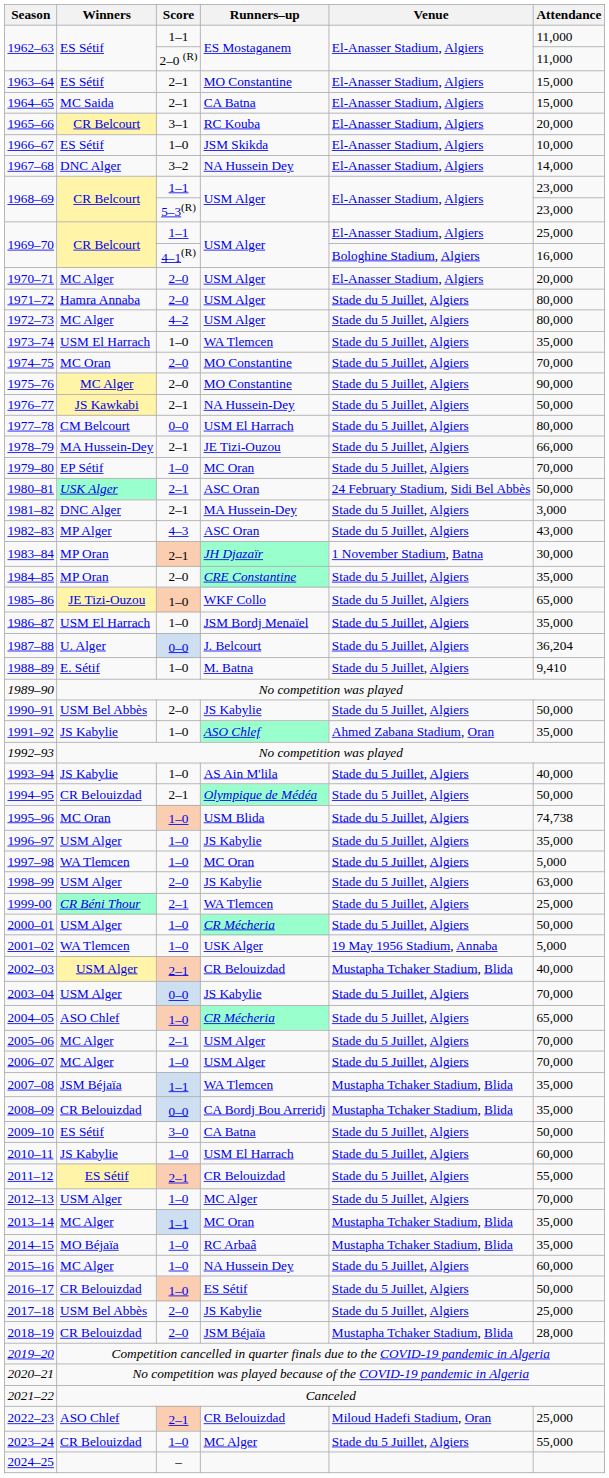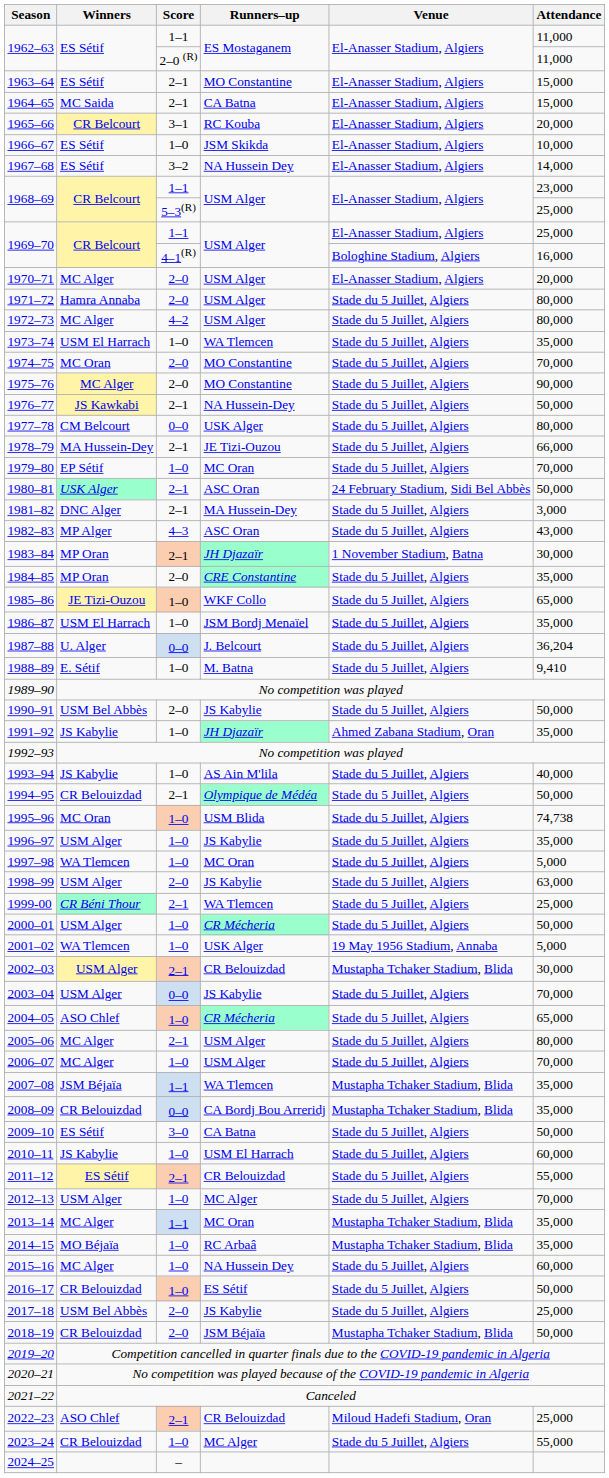(91, 166) DNC Alger -> (82, 166) ES Sétif
(555, 209) 23,000 -> (555, 209) 25,000
(249, 425) USM El Harrach -> (233, 425) USK Alger
(232, 731) ASO Chlef -> (233, 731) JH Djazaïr
(555, 968) 40,000 -> (555, 968) 30,000
(555, 1040) 70,000 -> (555, 1040) 80,000
(555, 1332) 28,000 -> (555, 1332) 50,000
